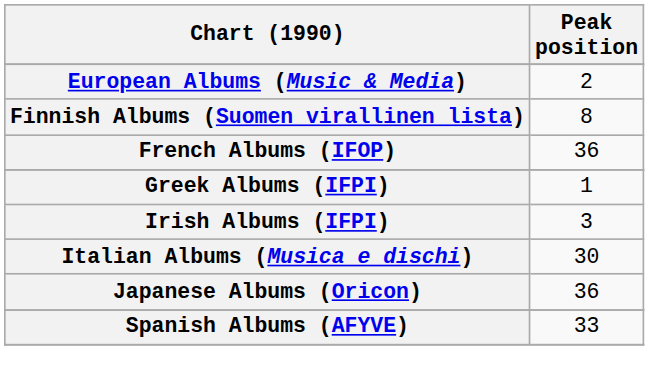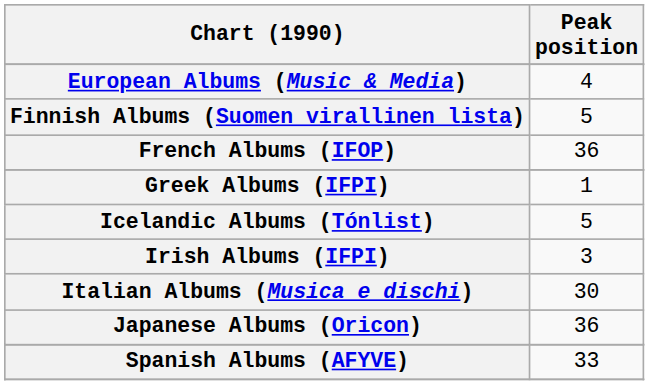(587, 82) 2 -> (587, 82) 4
(587, 117) 8 -> (587, 117) 5
+ row: (267, 222)
